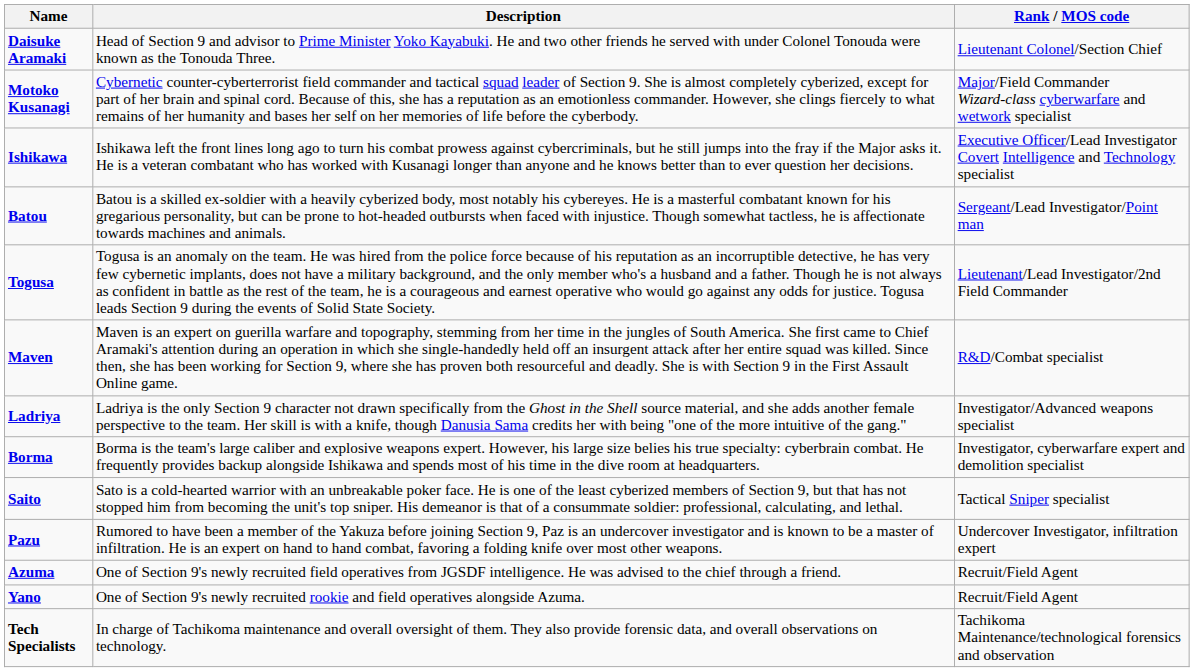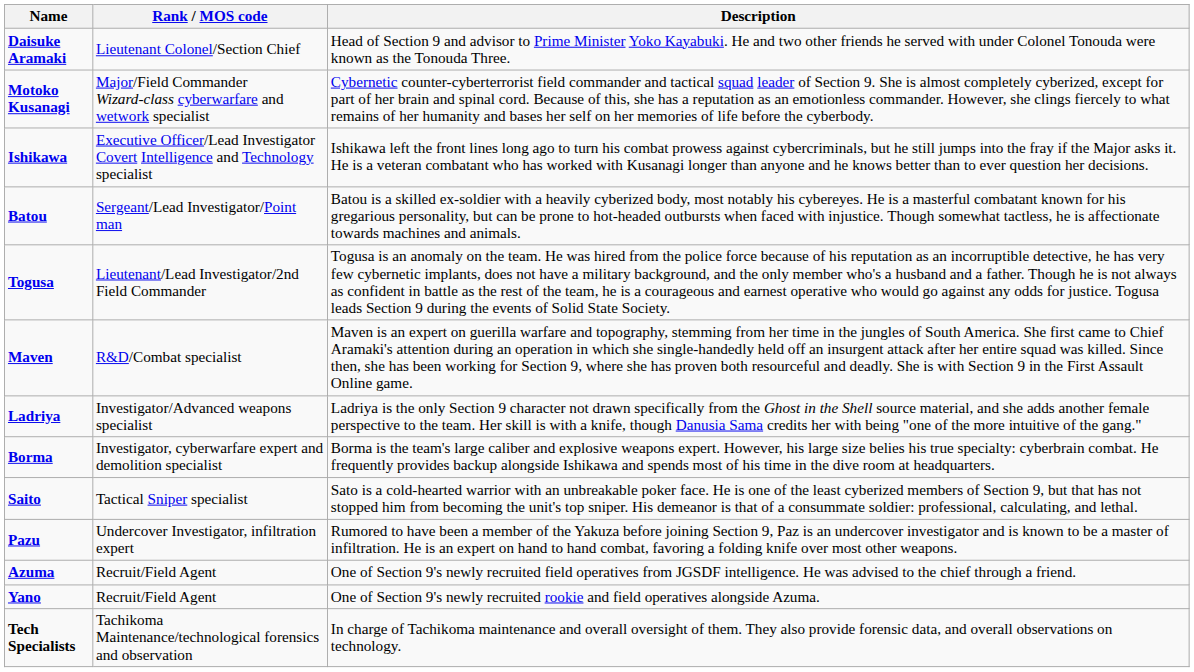columns swapped: (1072, 16) <-> (523, 16)
